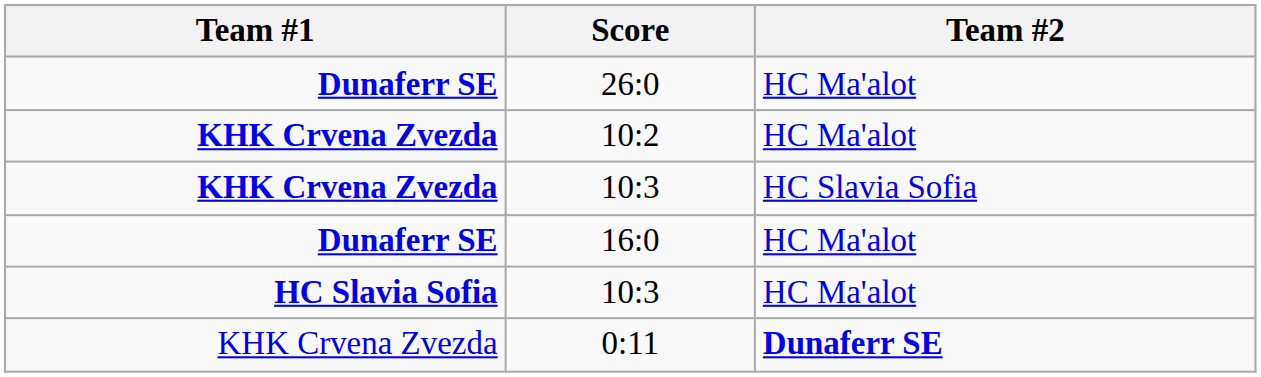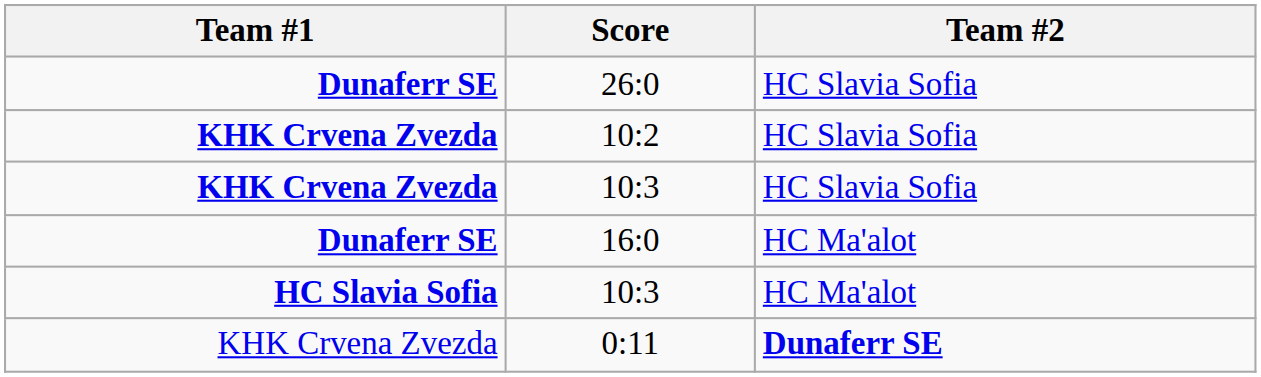(840, 82) HC Ma'alot -> (870, 82) HC Slavia Sofia
(840, 135) HC Ma'alot -> (870, 135) HC Slavia Sofia
